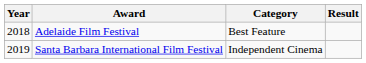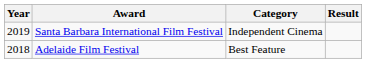rows swapped: (87, 31) <-> (129, 49)
